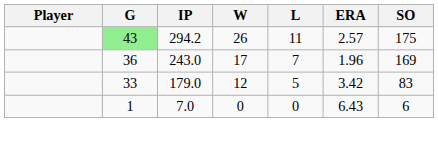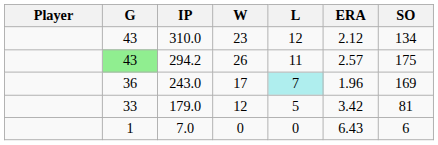+ row: (185, 38)
(295, 60) no background -> (295, 83) paleturquoise background
(406, 83) 83 -> (406, 106) 81
